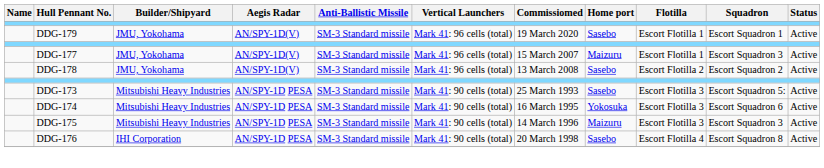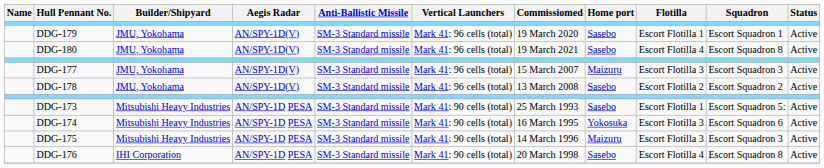+ row: (57, 49)
(671, 54) Escort Flotilla 1 -> (671, 70) Escort Flotilla 3
(671, 91) Escort Flotilla 3 -> (671, 107) Escort Flotilla 1
